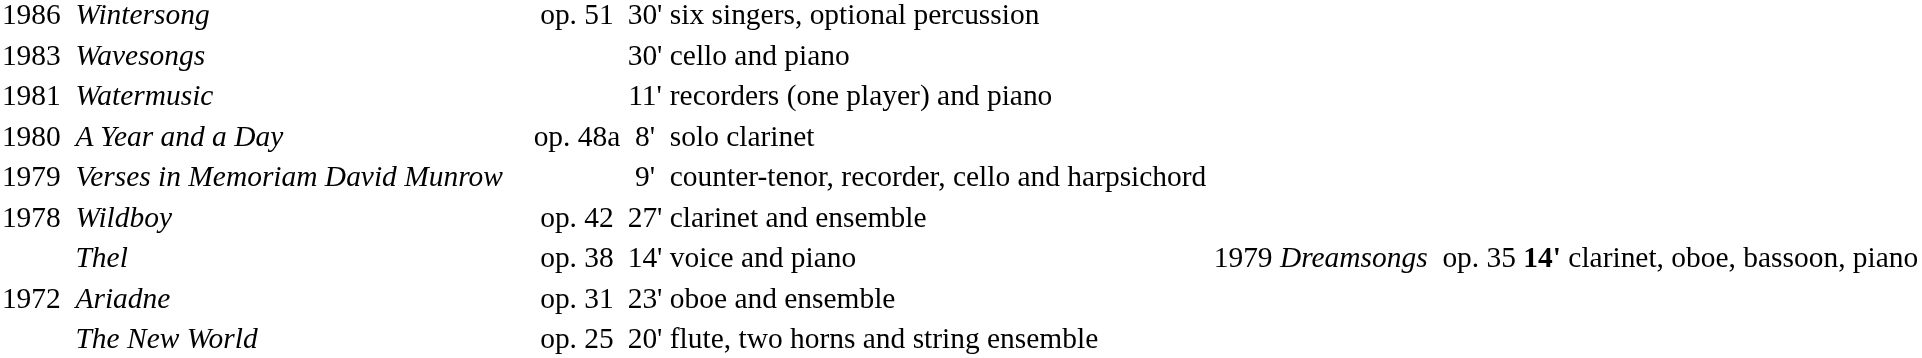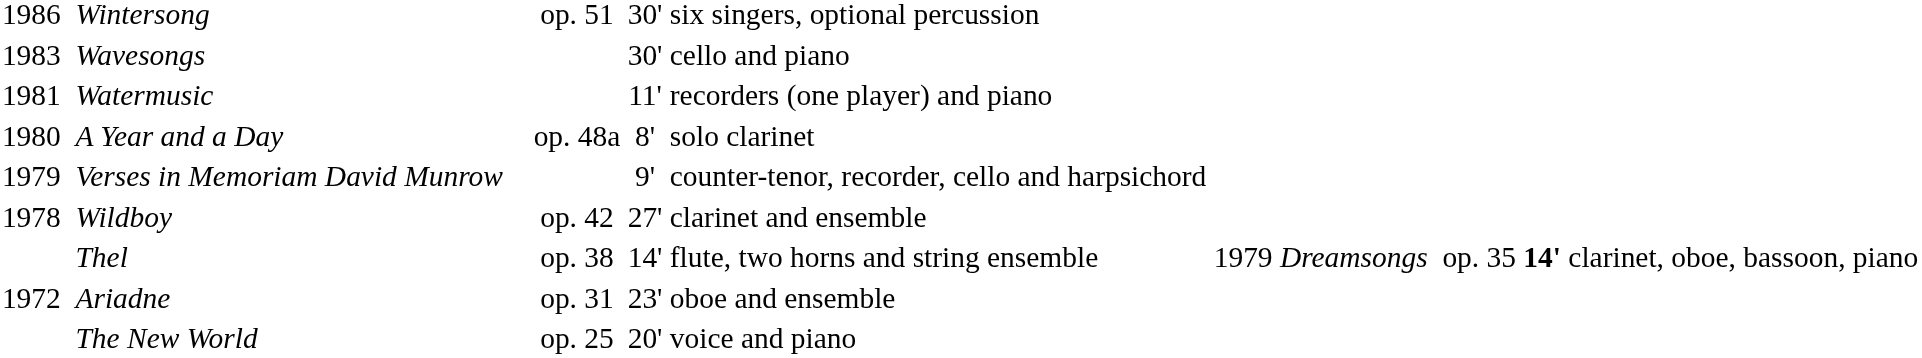(763, 257) voice and piano -> (884, 257) flute, two horns and string ensemble
(884, 338) flute, two horns and string ensemble -> (763, 338) voice and piano
